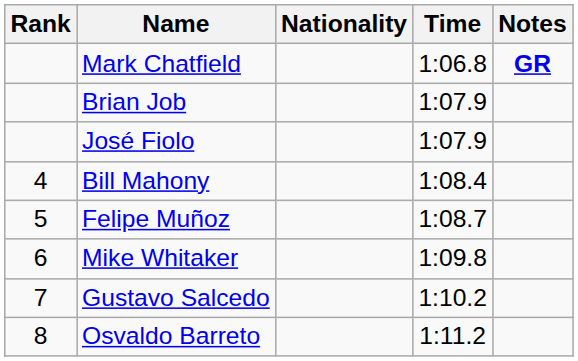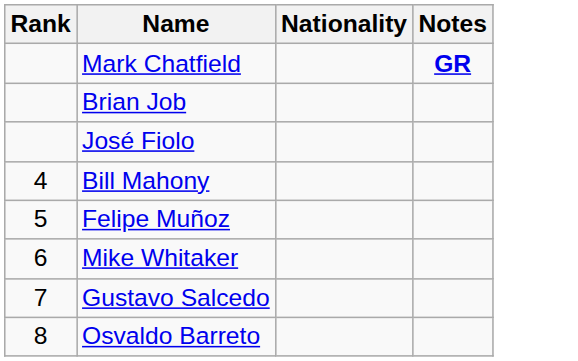- column: (453, 24)
